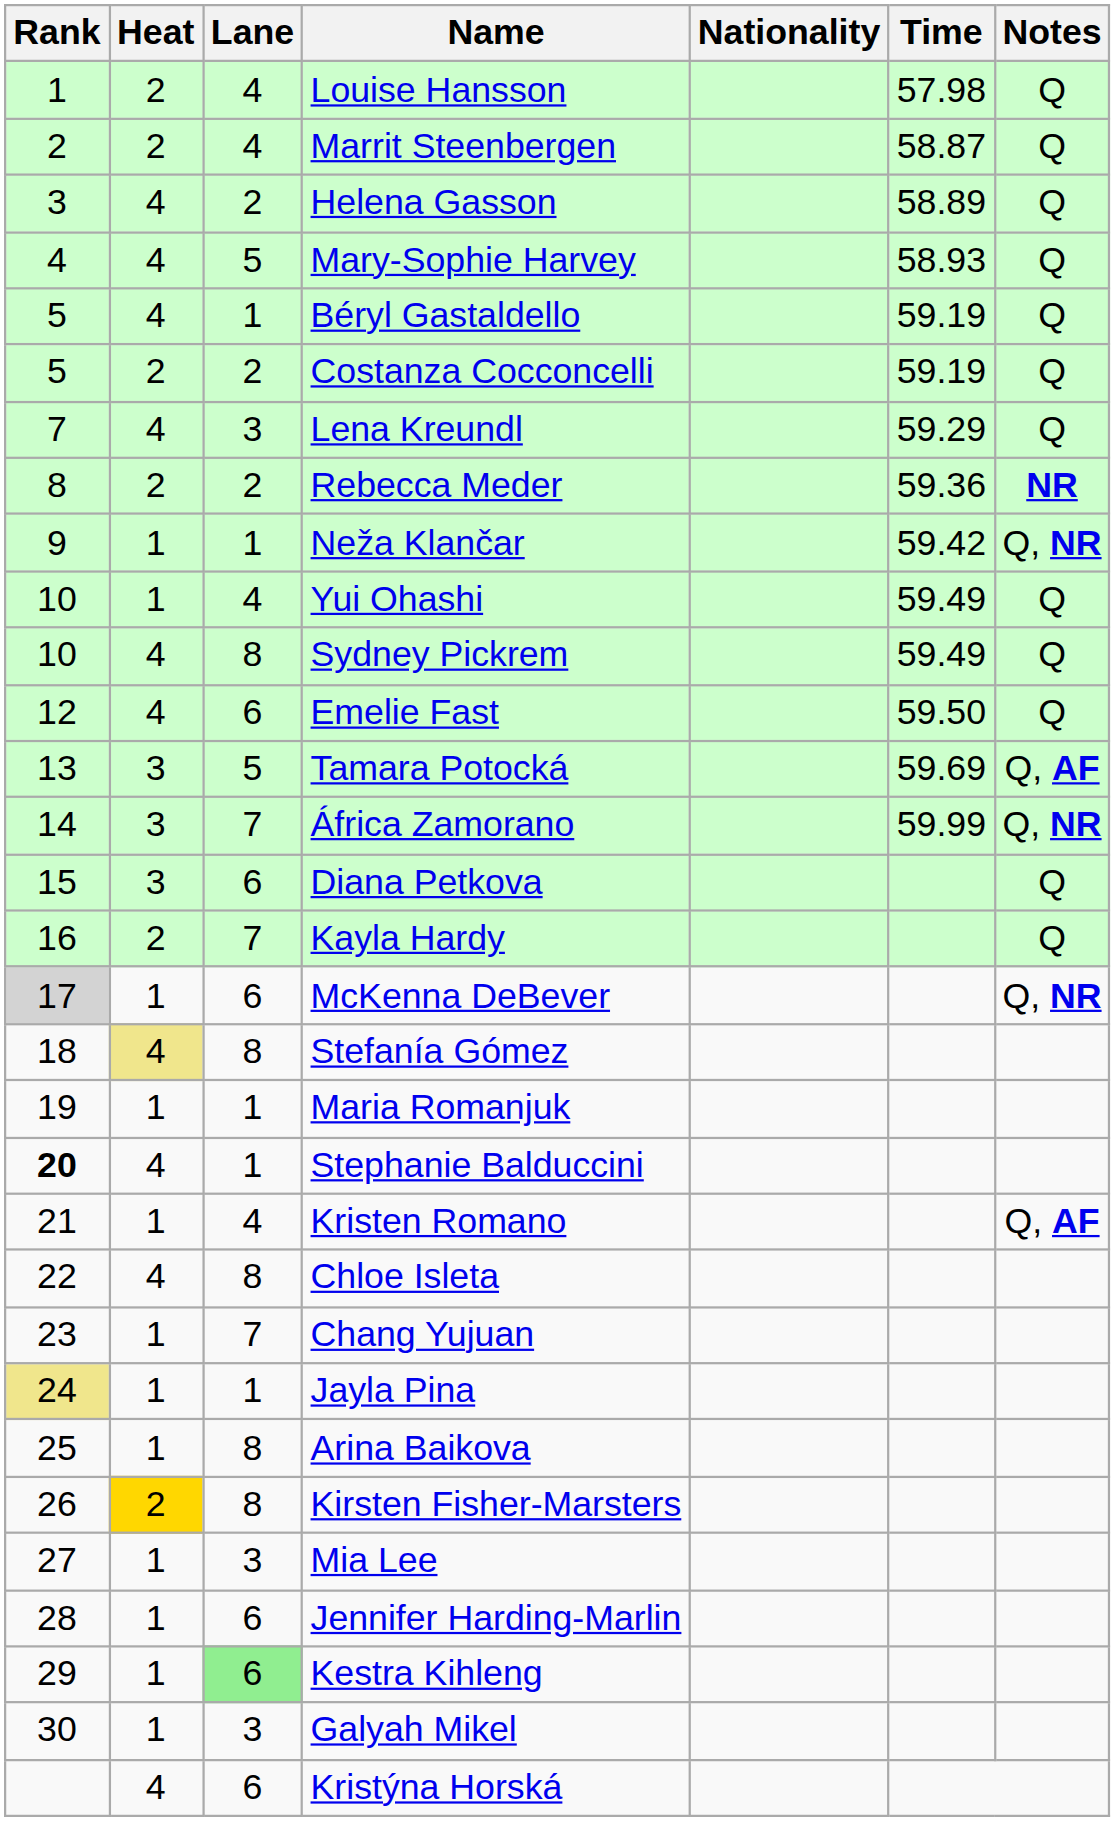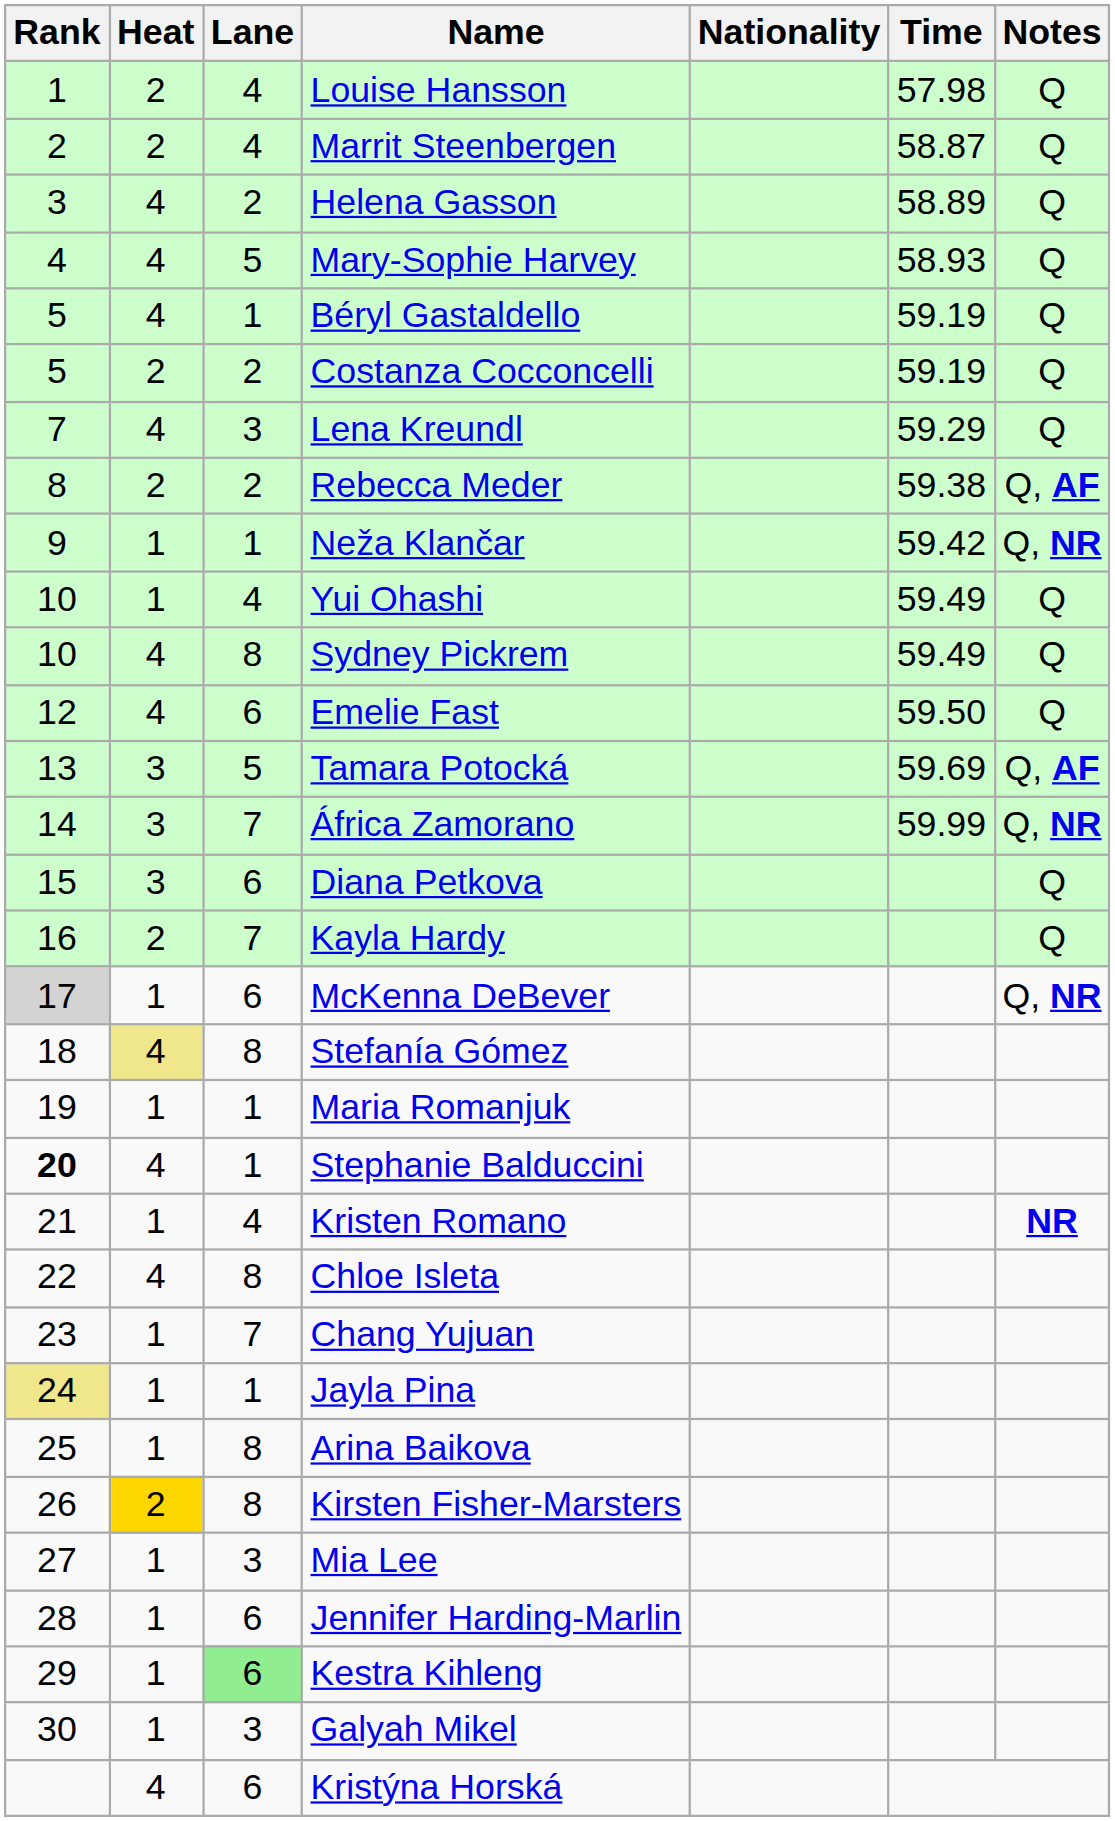(941, 485) 59.36 -> (941, 485) 59.38
(1052, 485) NR -> (1052, 485) Q, AF
(1052, 1221) Q, AF -> (1052, 1221) NR
